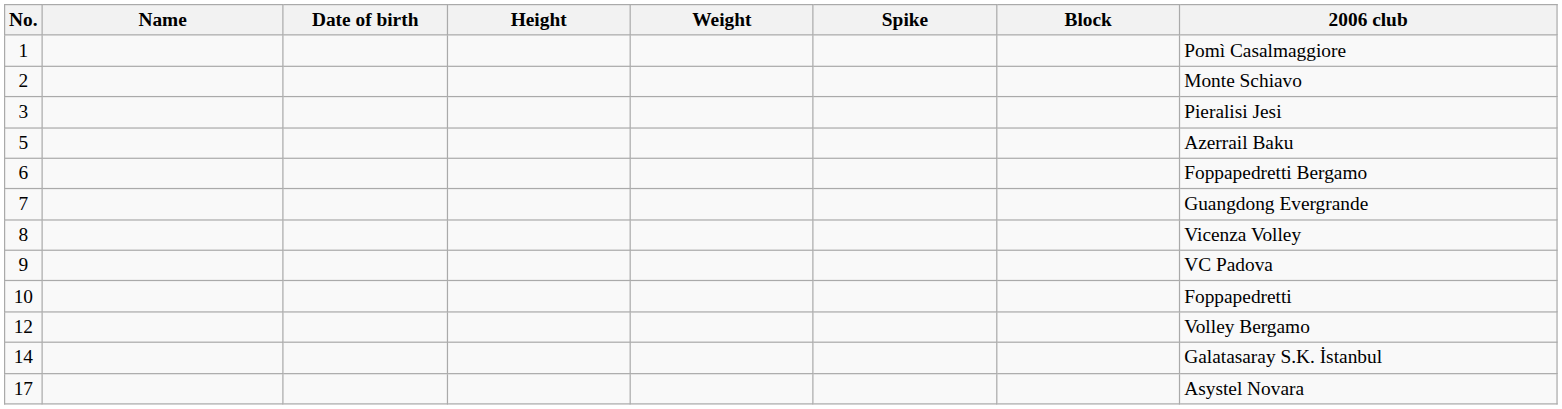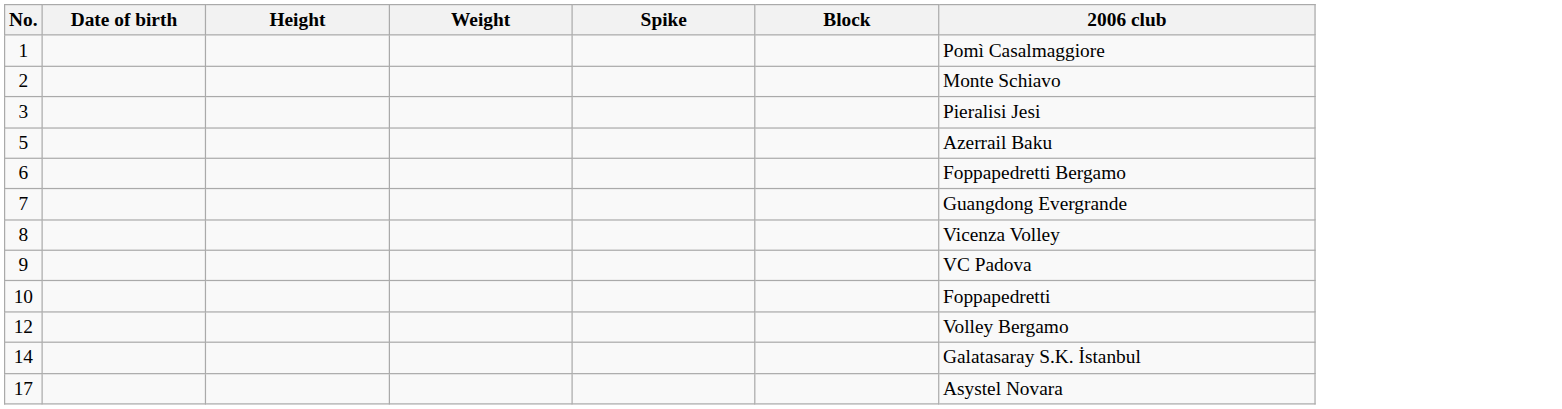- column: (163, 19)
